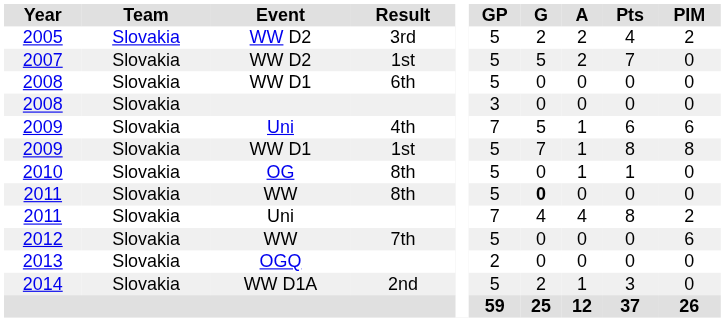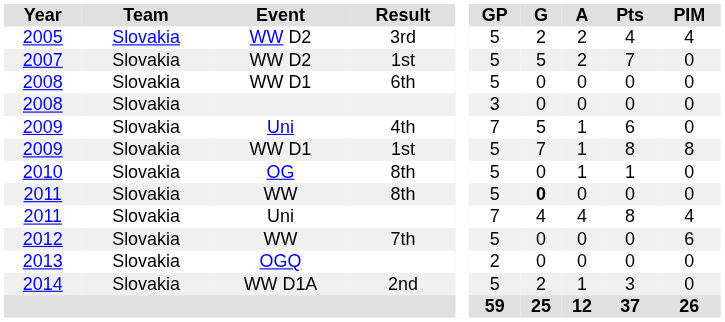(689, 37) 2 -> (689, 37) 4
(689, 127) 6 -> (689, 127) 0
(689, 216) 2 -> (689, 216) 4
